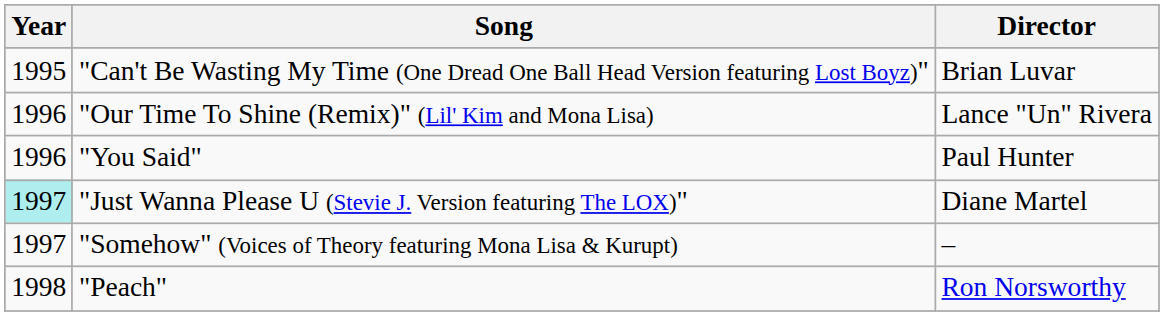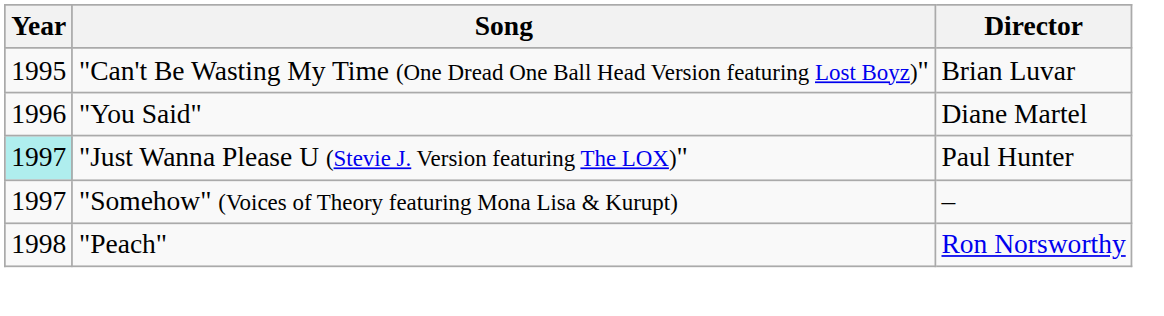- row: (366, 113)
(1008, 157) Paul Hunter -> (1014, 113) Diane Martel
(1014, 200) Diane Martel -> (1008, 157) Paul Hunter
